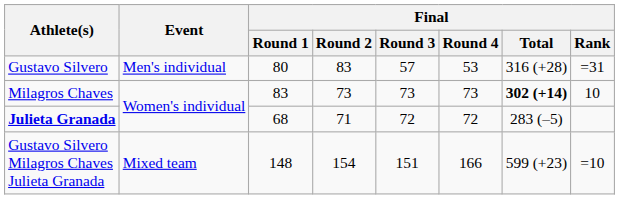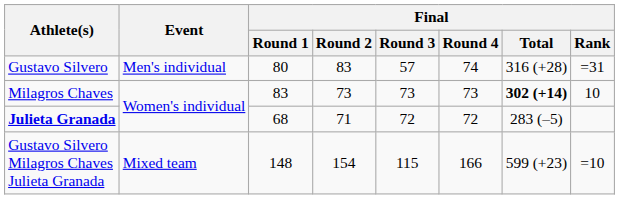(470, 68) 53 -> (470, 68) 74
(407, 162) 151 -> (407, 162) 115
